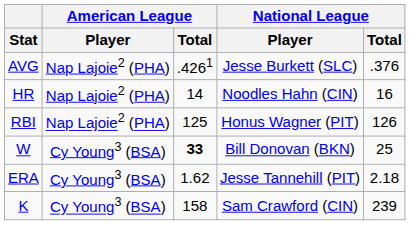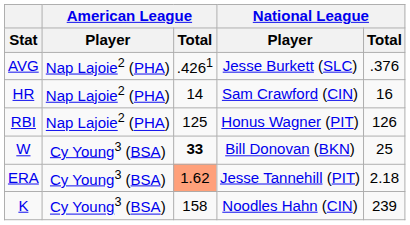(290, 94) Noodles Hahn (CIN) -> (290, 94) Sam Crawford (CIN)
(195, 177) no background -> (195, 177) lightsalmon background
(290, 205) Sam Crawford (CIN) -> (290, 205) Noodles Hahn (CIN)
